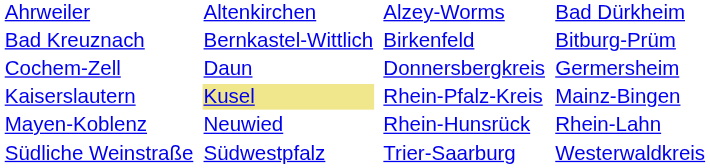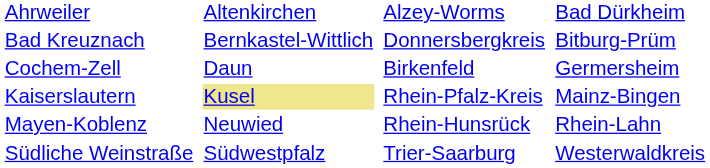(429, 40) Birkenfeld -> (464, 40) Donnersbergkreis
(464, 68) Donnersbergkreis -> (429, 68) Birkenfeld
